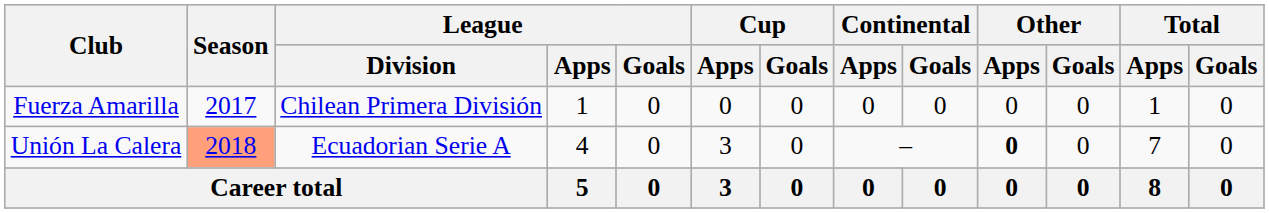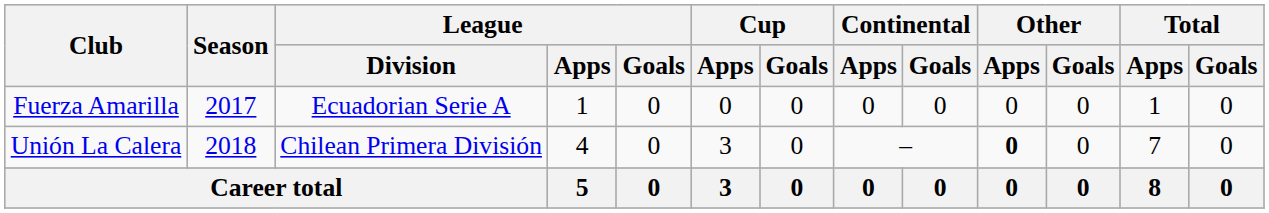(411, 106) Chilean Primera División -> (411, 106) Ecuadorian Serie A
(231, 146) lightsalmon background -> (231, 146) no background
(411, 146) Ecuadorian Serie A -> (411, 146) Chilean Primera División
